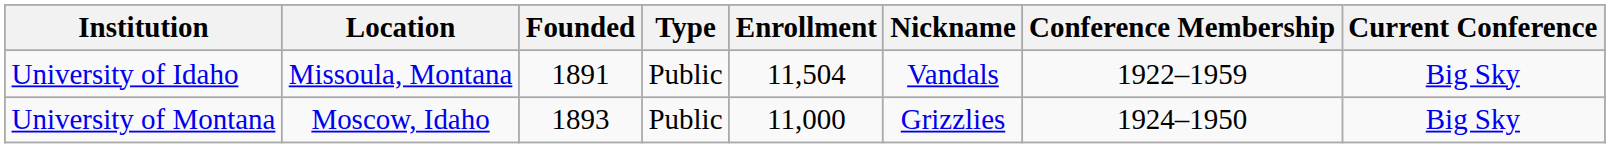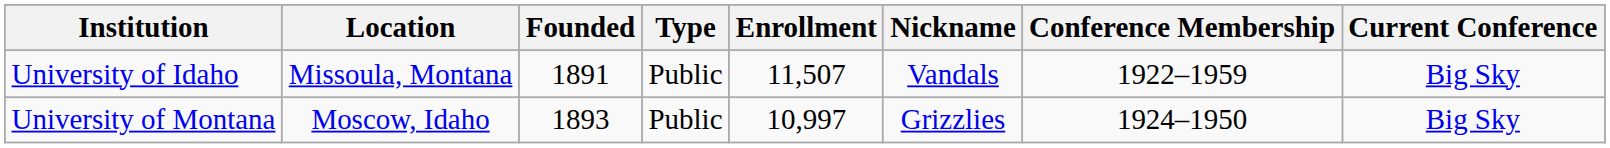(806, 73) 11,504 -> (806, 73) 11,507
(806, 119) 11,000 -> (806, 119) 10,997
